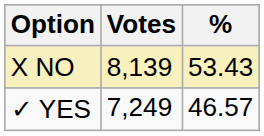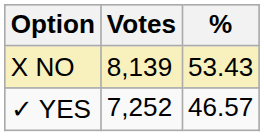(140, 108) 7,249 -> (140, 108) 7,252
